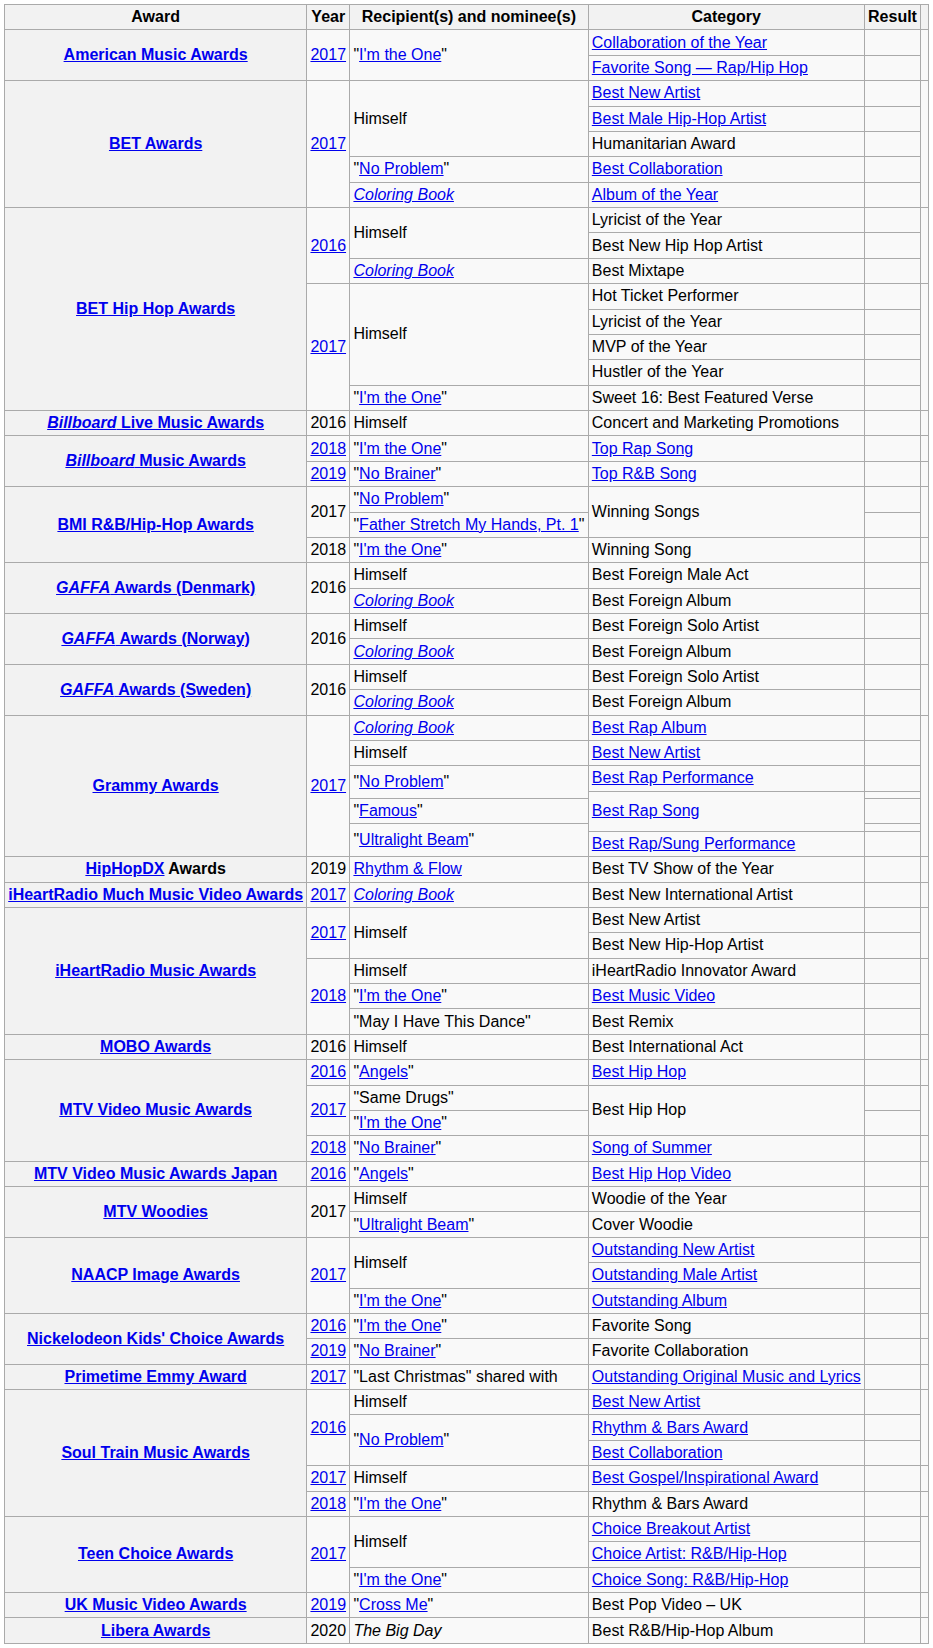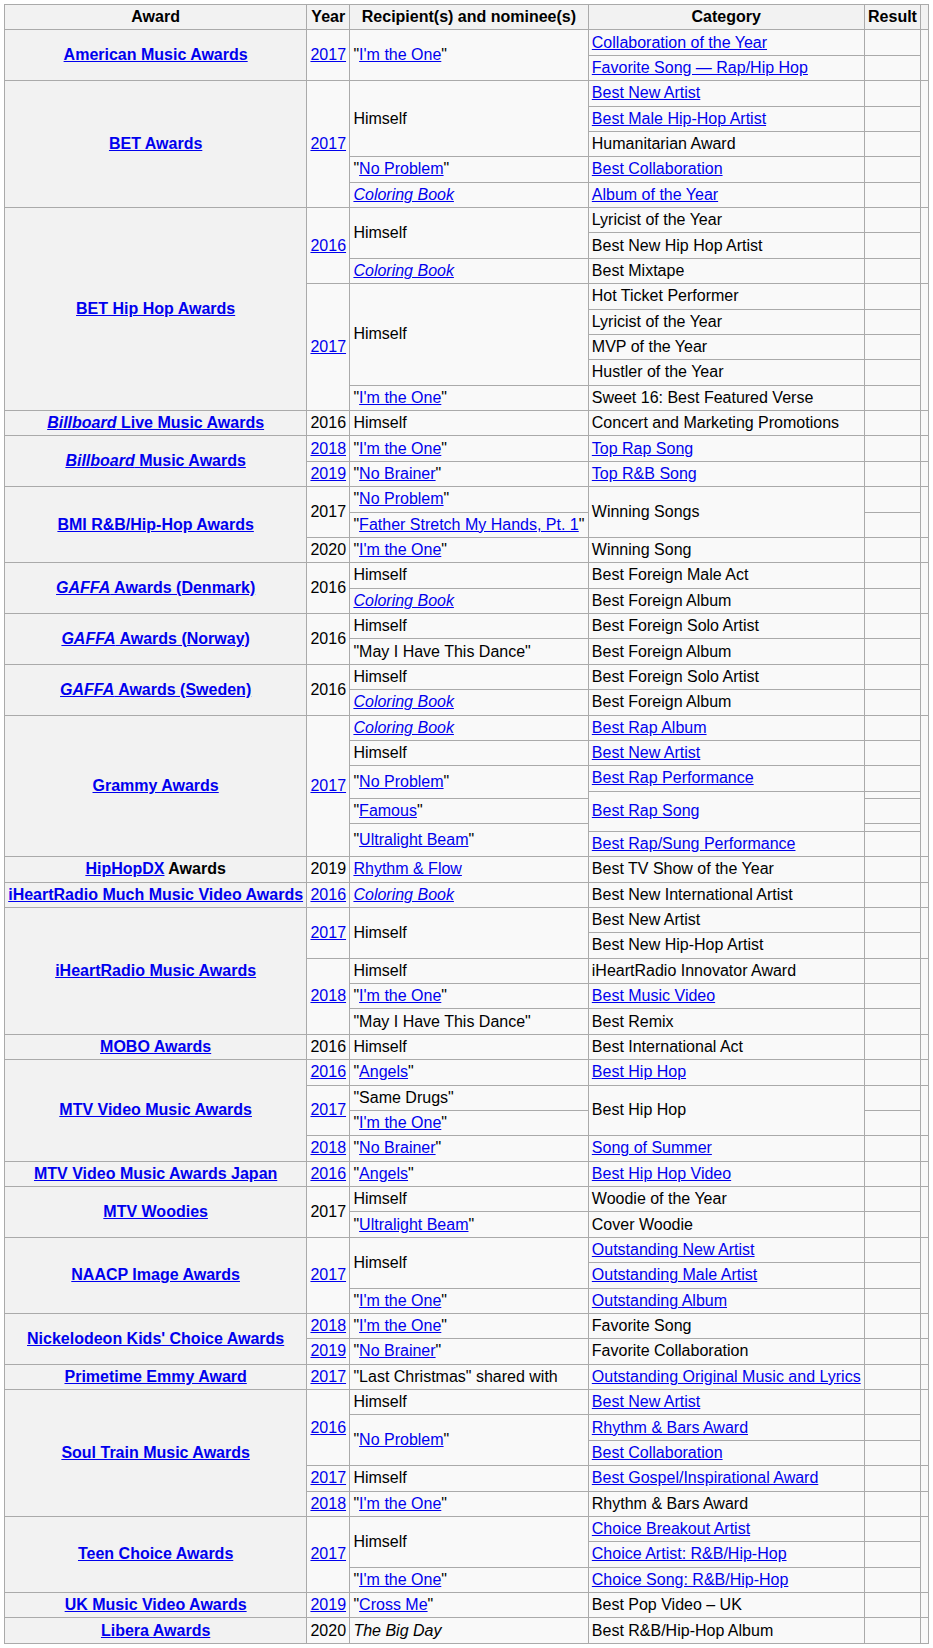(328, 550) 2018 -> (328, 550) 2020
(404, 651) Coloring Book -> (442, 651) "May I Have This Dance"
(328, 894) 2017 -> (328, 894) 2016
(328, 1326) 2016 -> (328, 1326) 2018
